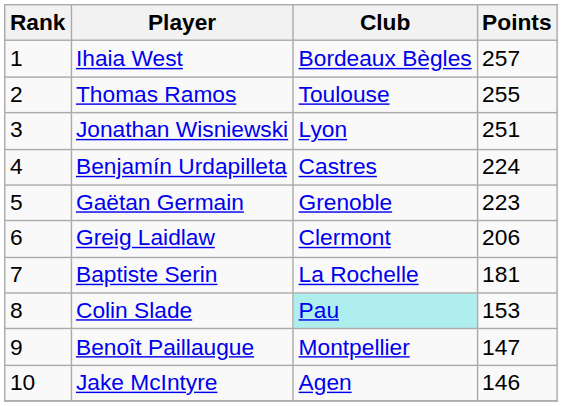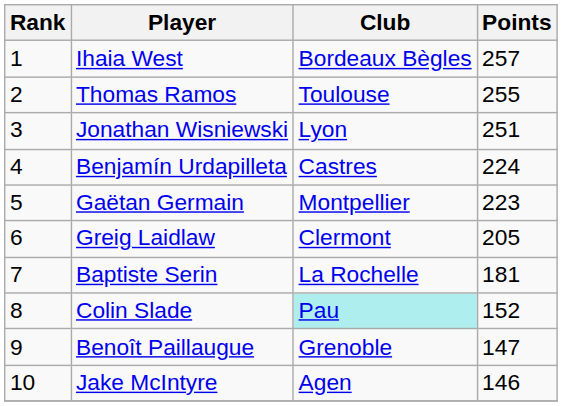(345, 202) Grenoble -> (354, 202) Montpellier
(501, 238) 206 -> (501, 238) 205
(501, 310) 153 -> (501, 310) 152
(354, 346) Montpellier -> (345, 346) Grenoble
